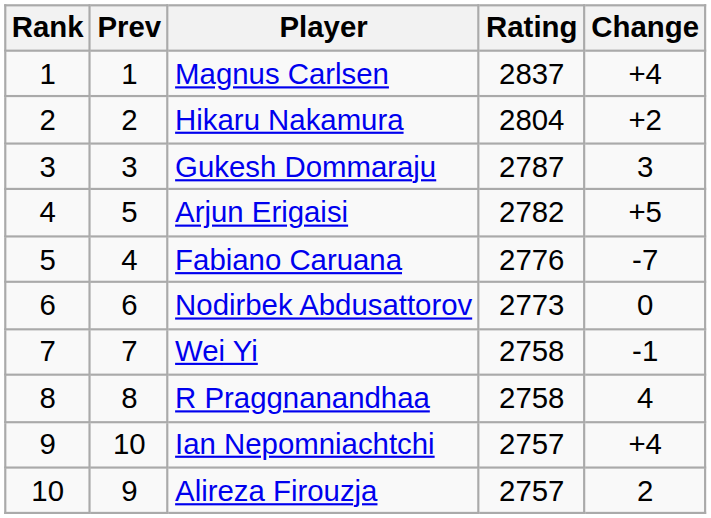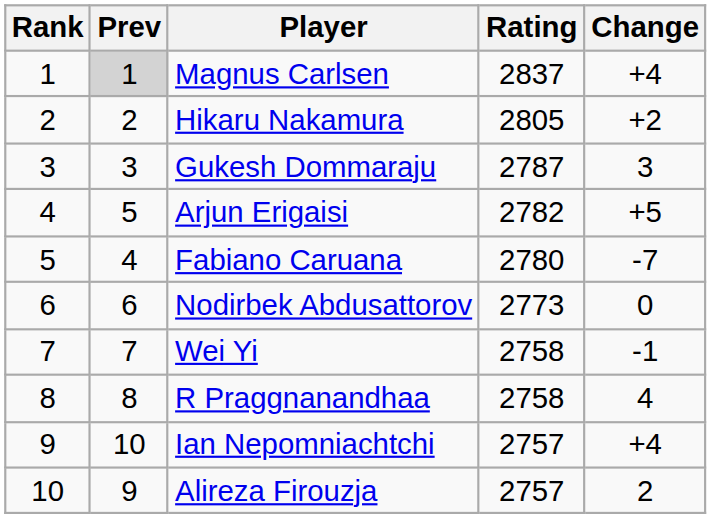(129, 74) no background -> (129, 74) lightgrey background
(532, 120) 2804 -> (532, 120) 2805
(532, 259) 2776 -> (532, 259) 2780
